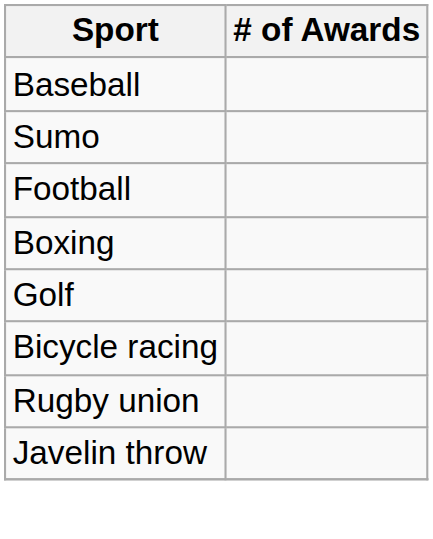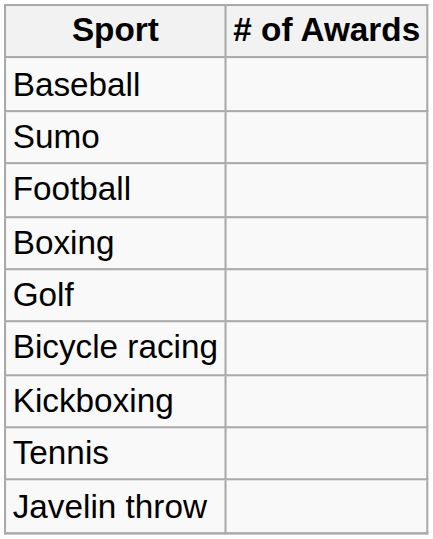+ row: (93, 400)
+ row: (61, 453)
- row: (106, 400)
